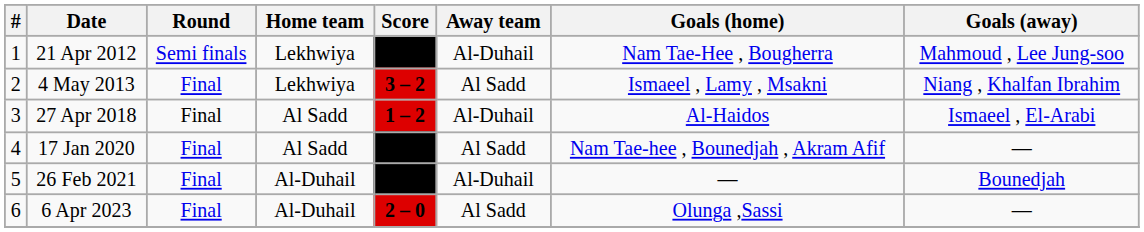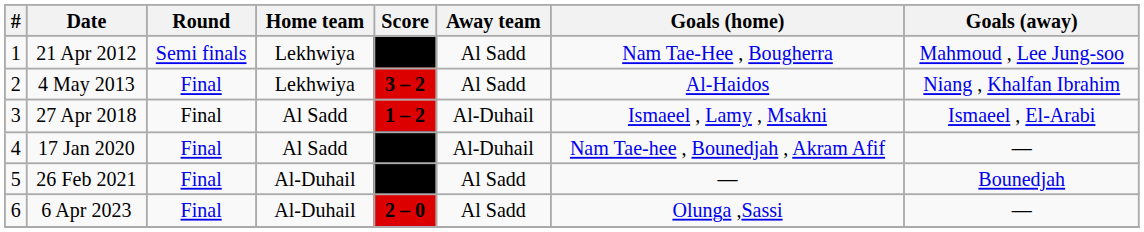(493, 52) Al-Duhail -> (493, 52) Al Sadd
(727, 84) Ismaeel , Lamy , Msakni -> (727, 84) Al-Haidos
(727, 116) Al-Haidos -> (727, 116) Ismaeel , Lamy , Msakni
(493, 147) Al Sadd -> (493, 147) Al-Duhail
(493, 179) Al-Duhail -> (493, 179) Al Sadd
